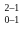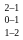+ row: (12, 33)
